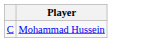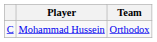+ column: (130, 12)
